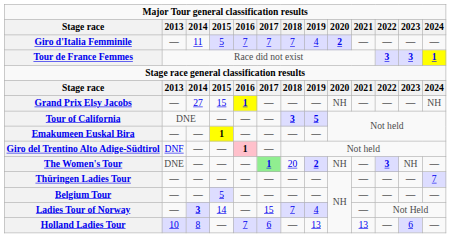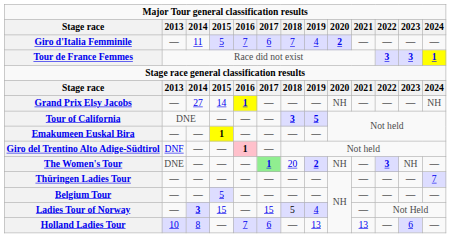(269, 42) 7 -> (269, 42) 6
(222, 103) 15 -> (222, 103) 14
(222, 210) 14 -> (222, 210) 15
(292, 210) 7 -> (292, 210) 5
